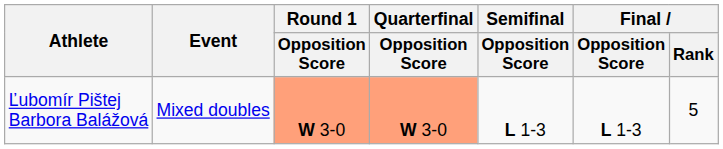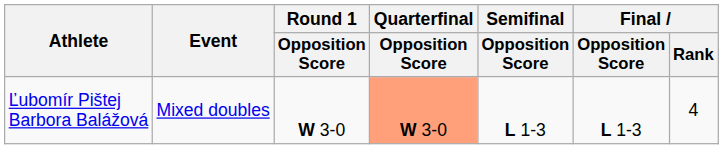(322, 130) lightsalmon background -> (322, 130) no background
(693, 111) 5 -> (693, 111) 4
